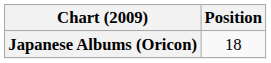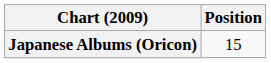(233, 44) 18 -> (233, 44) 15
